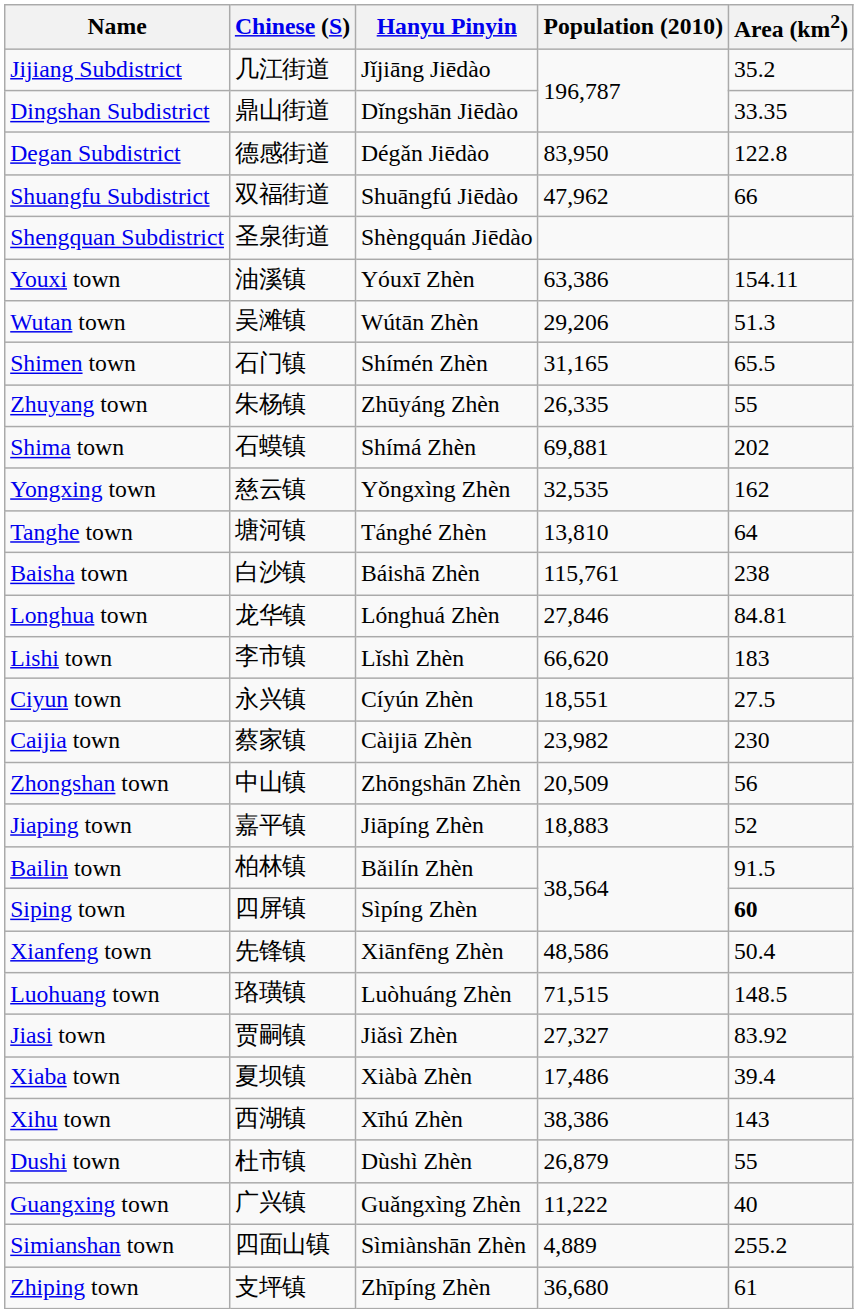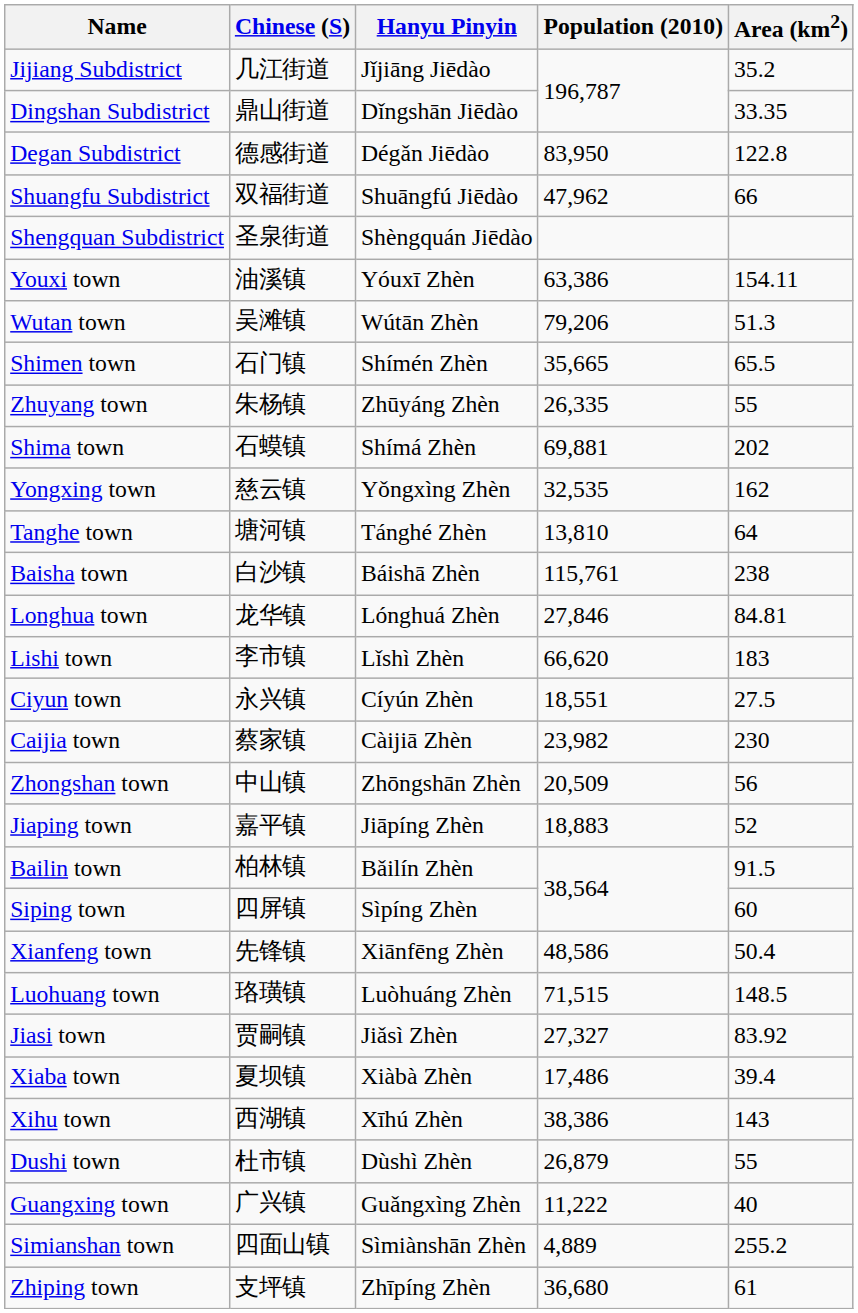(576, 321) 29,206 -> (576, 321) 79,206
(576, 363) 31,165 -> (576, 363) 35,665
(746, 909) bold -> (746, 909) normal
